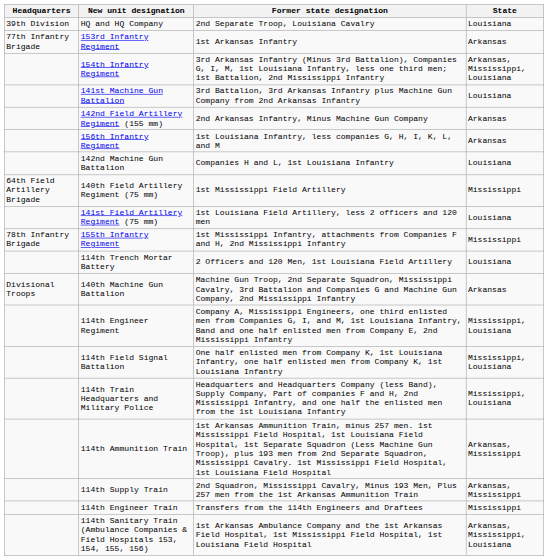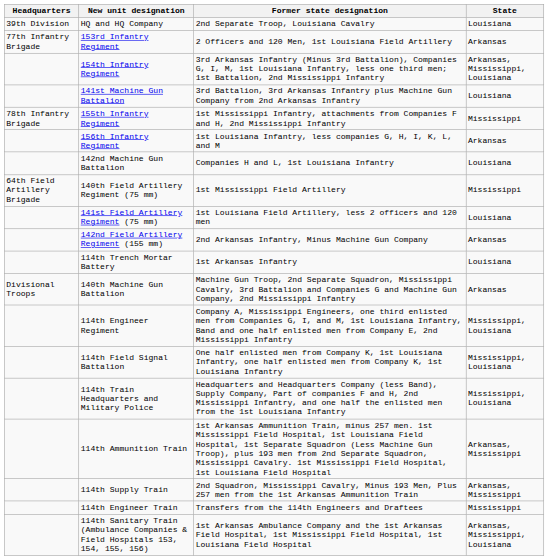(246, 42) 1st Arkansas Infantry -> (324, 42) 2 Officers and 120 Men, 1st Louisiana Field Artillery
rows swapped: (115, 240) <-> (132, 118)
(324, 262) 2 Officers and 120 Men, 1st Louisiana Field Artillery -> (246, 262) 1st Arkansas Infantry
